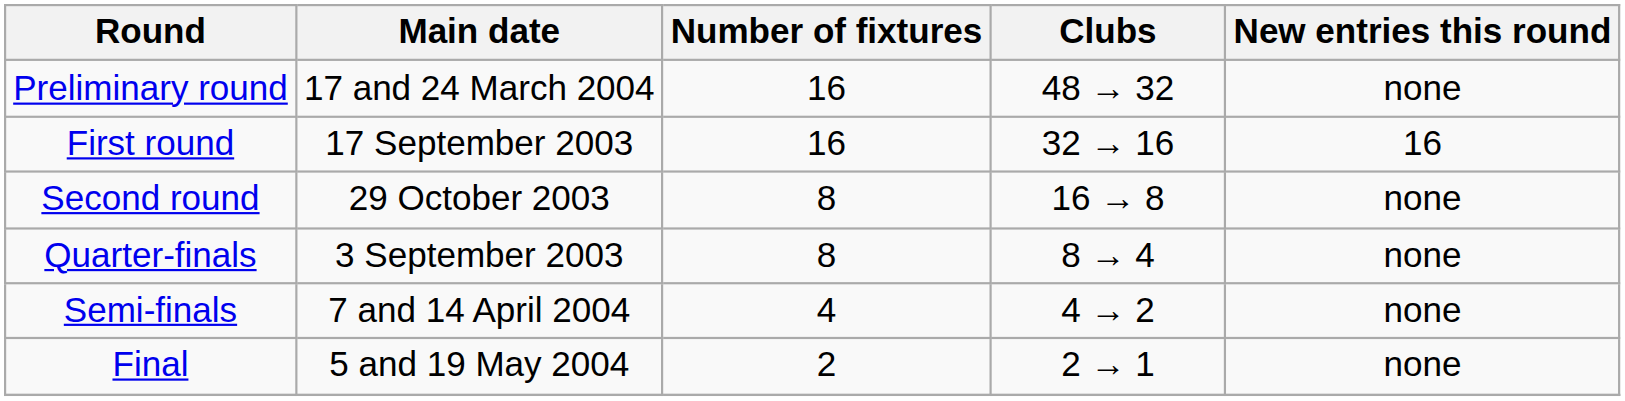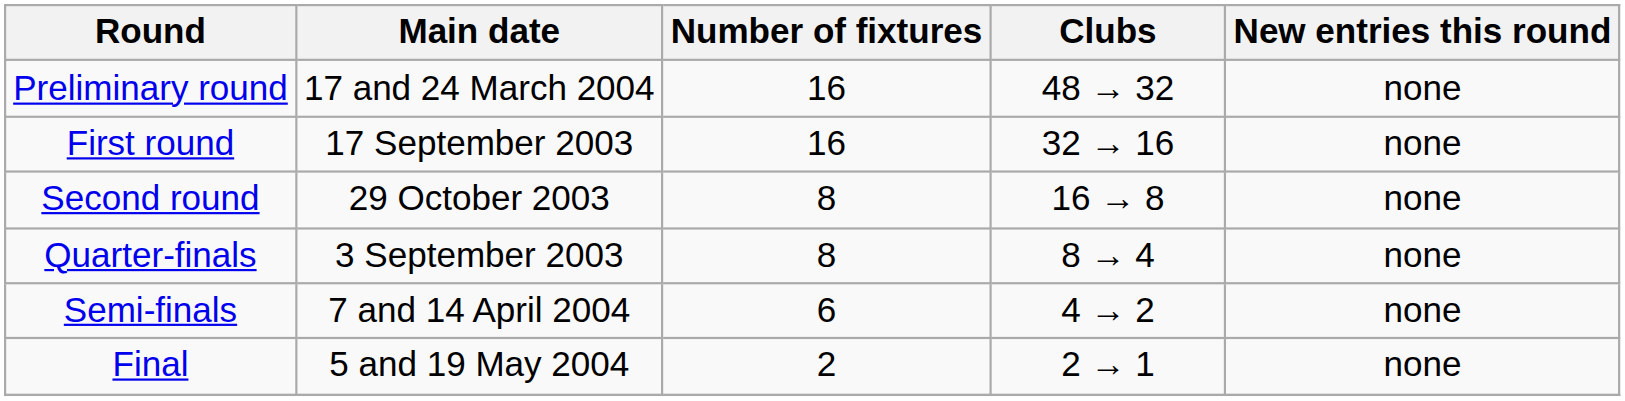(1422, 143) 16 -> (1422, 143) none
(827, 310) 4 -> (827, 310) 6
